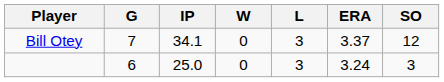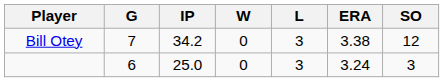(188, 40) 34.1 -> (188, 40) 34.2
(355, 40) 3.37 -> (355, 40) 3.38
